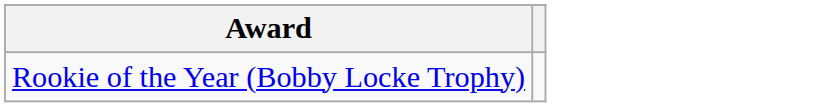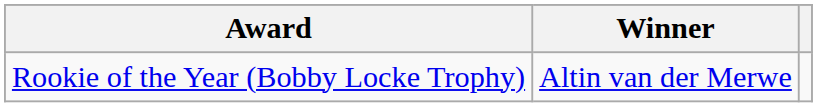+ column: (665, 28)
